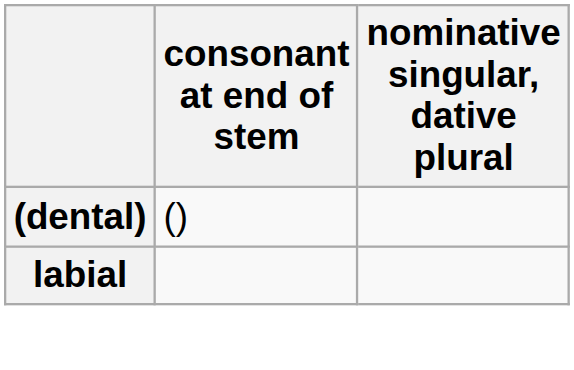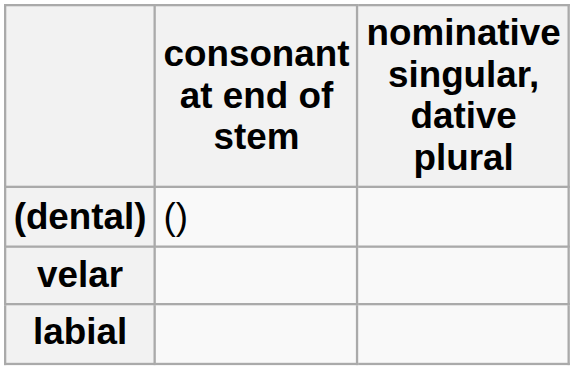+ row: (80, 274)
